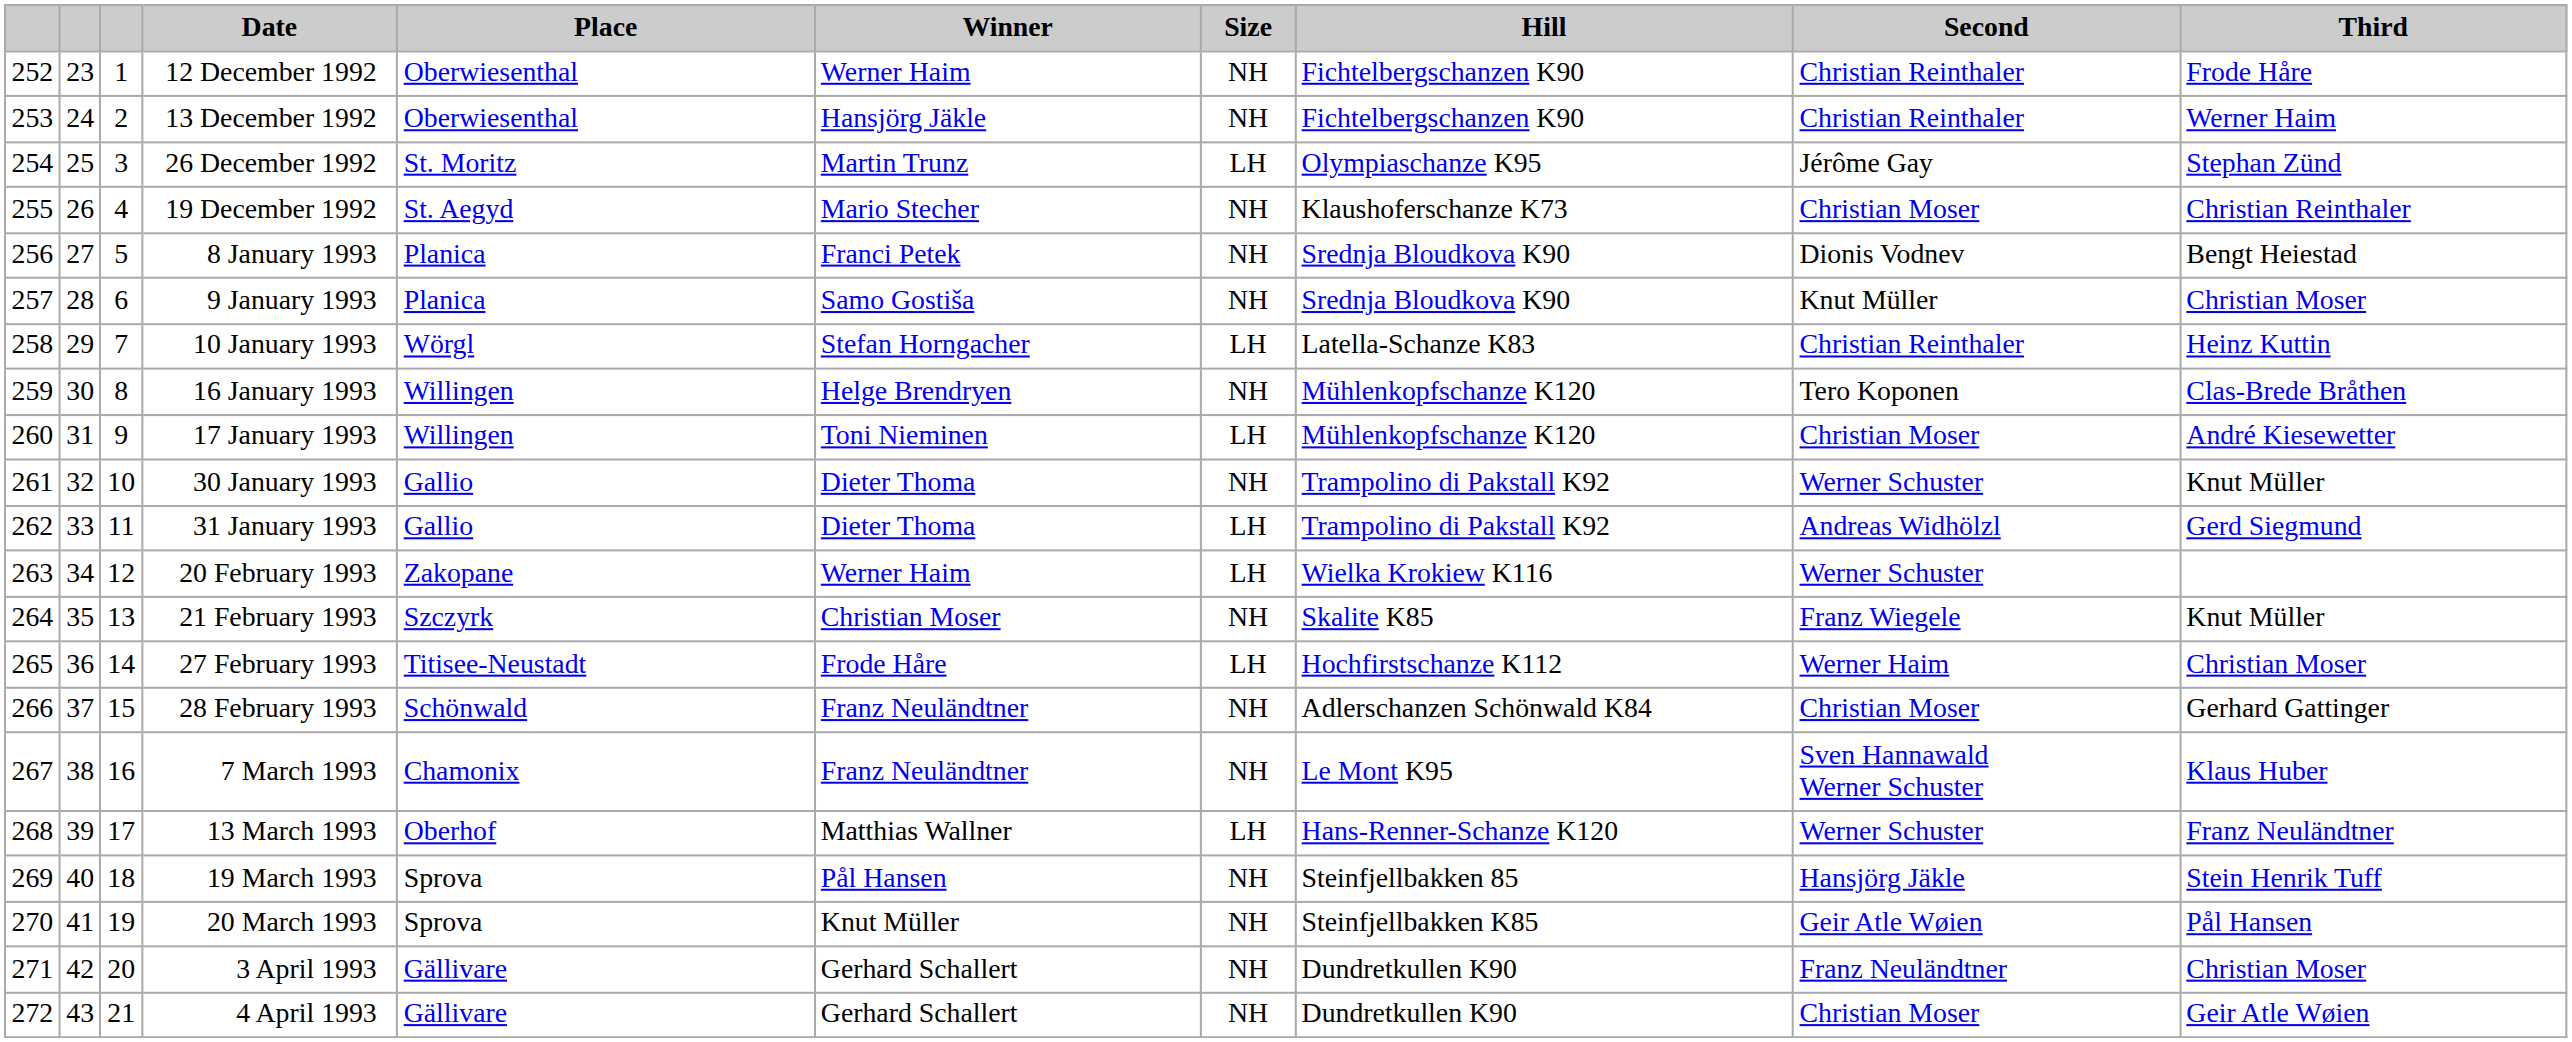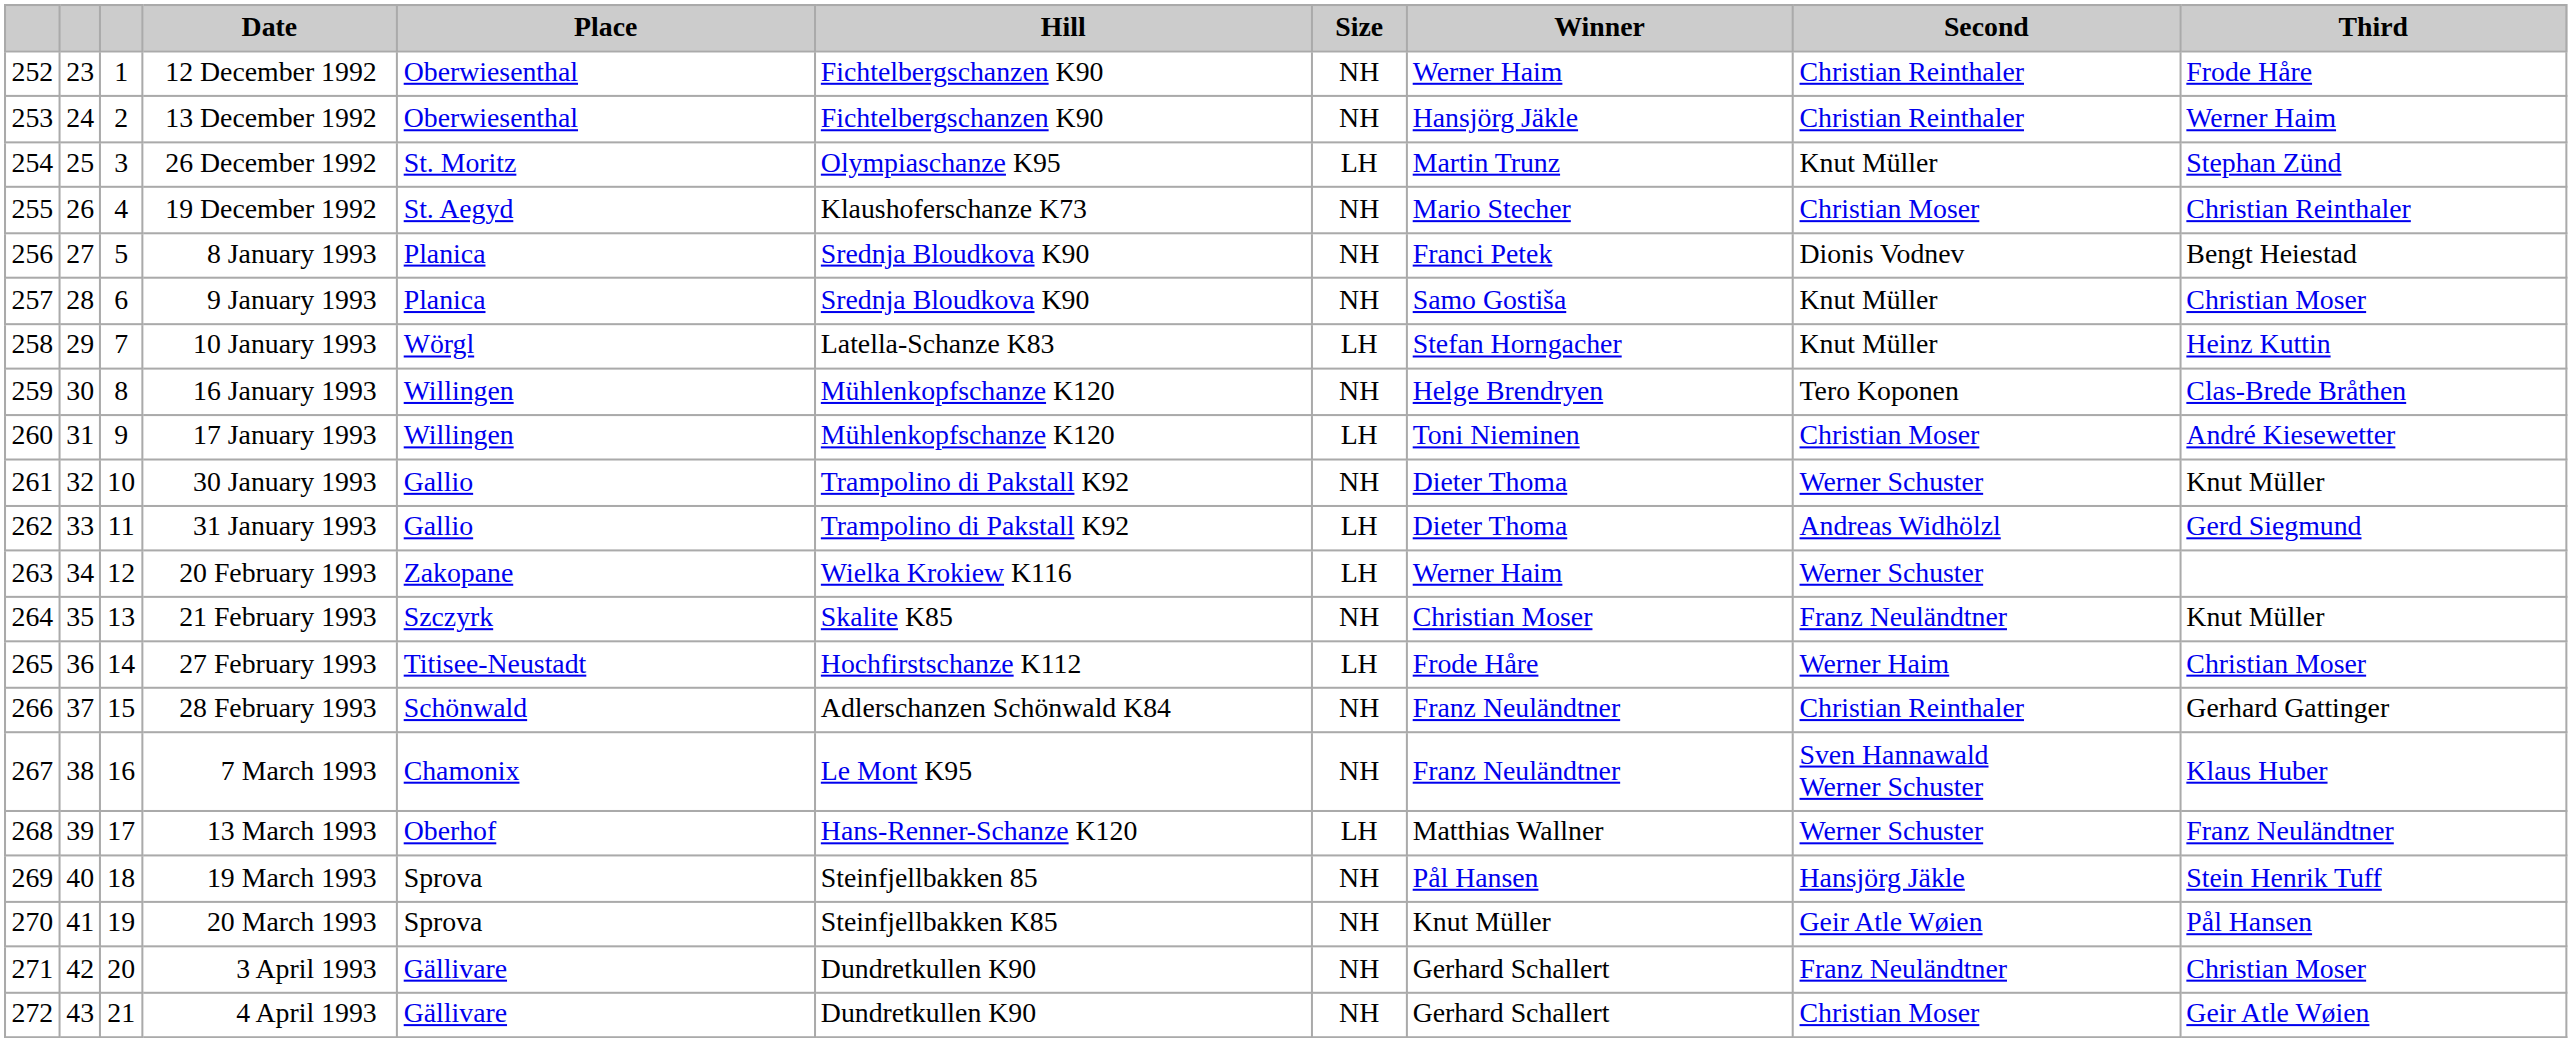columns swapped: (1544, 26) <-> (1008, 26)
(1866, 163) Jérôme Gay -> (1869, 163) Knut Müller
(1912, 345) Christian Reinthaler -> (1869, 345) Knut Müller
(1880, 617) Franz Wiegele -> (1903, 617) Franz Neuländtner
(1889, 708) Christian Moser -> (1912, 708) Christian Reinthaler
